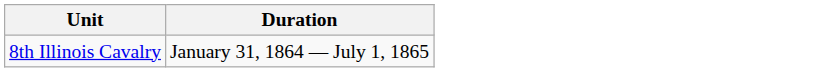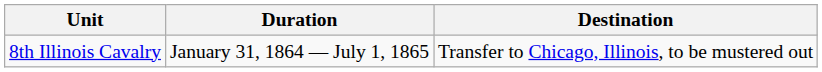+ column: (626, 19)
